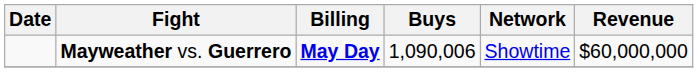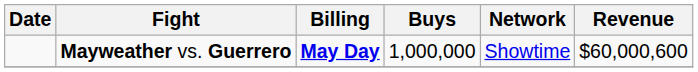(432, 50) 1,090,006 -> (432, 50) 1,000,000
(634, 50) $60,000,000 -> (634, 50) $60,000,600
